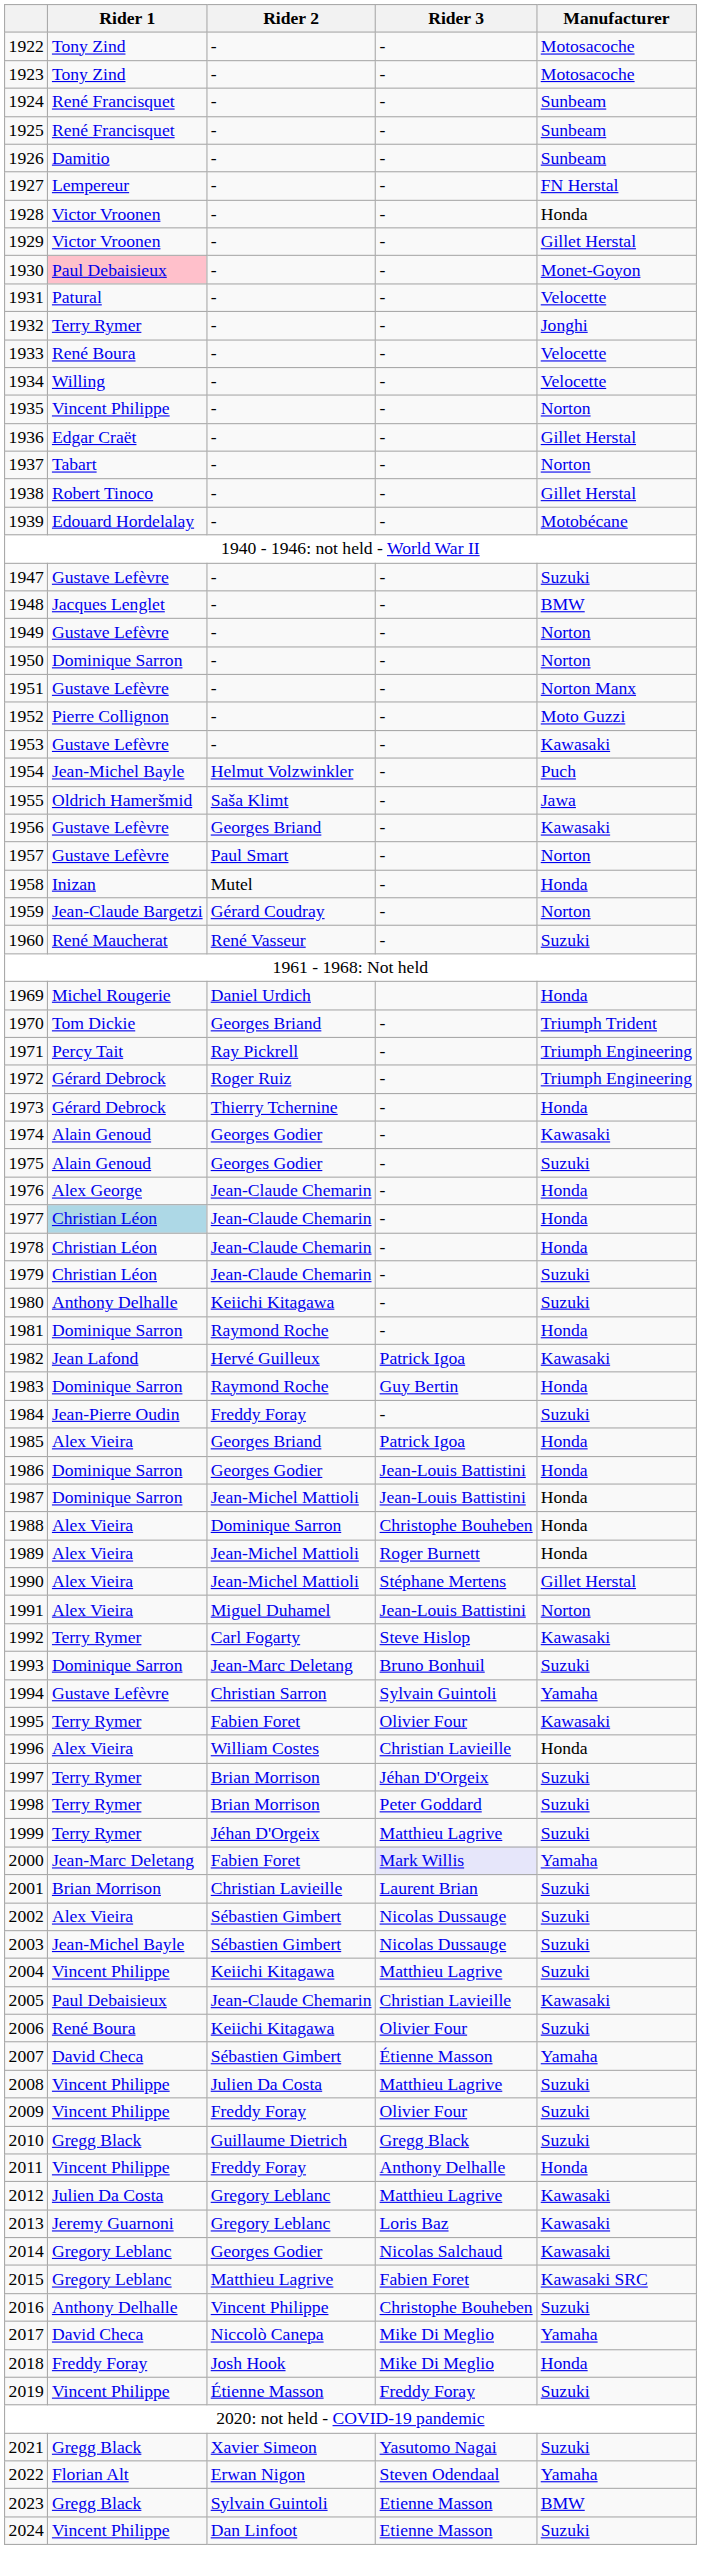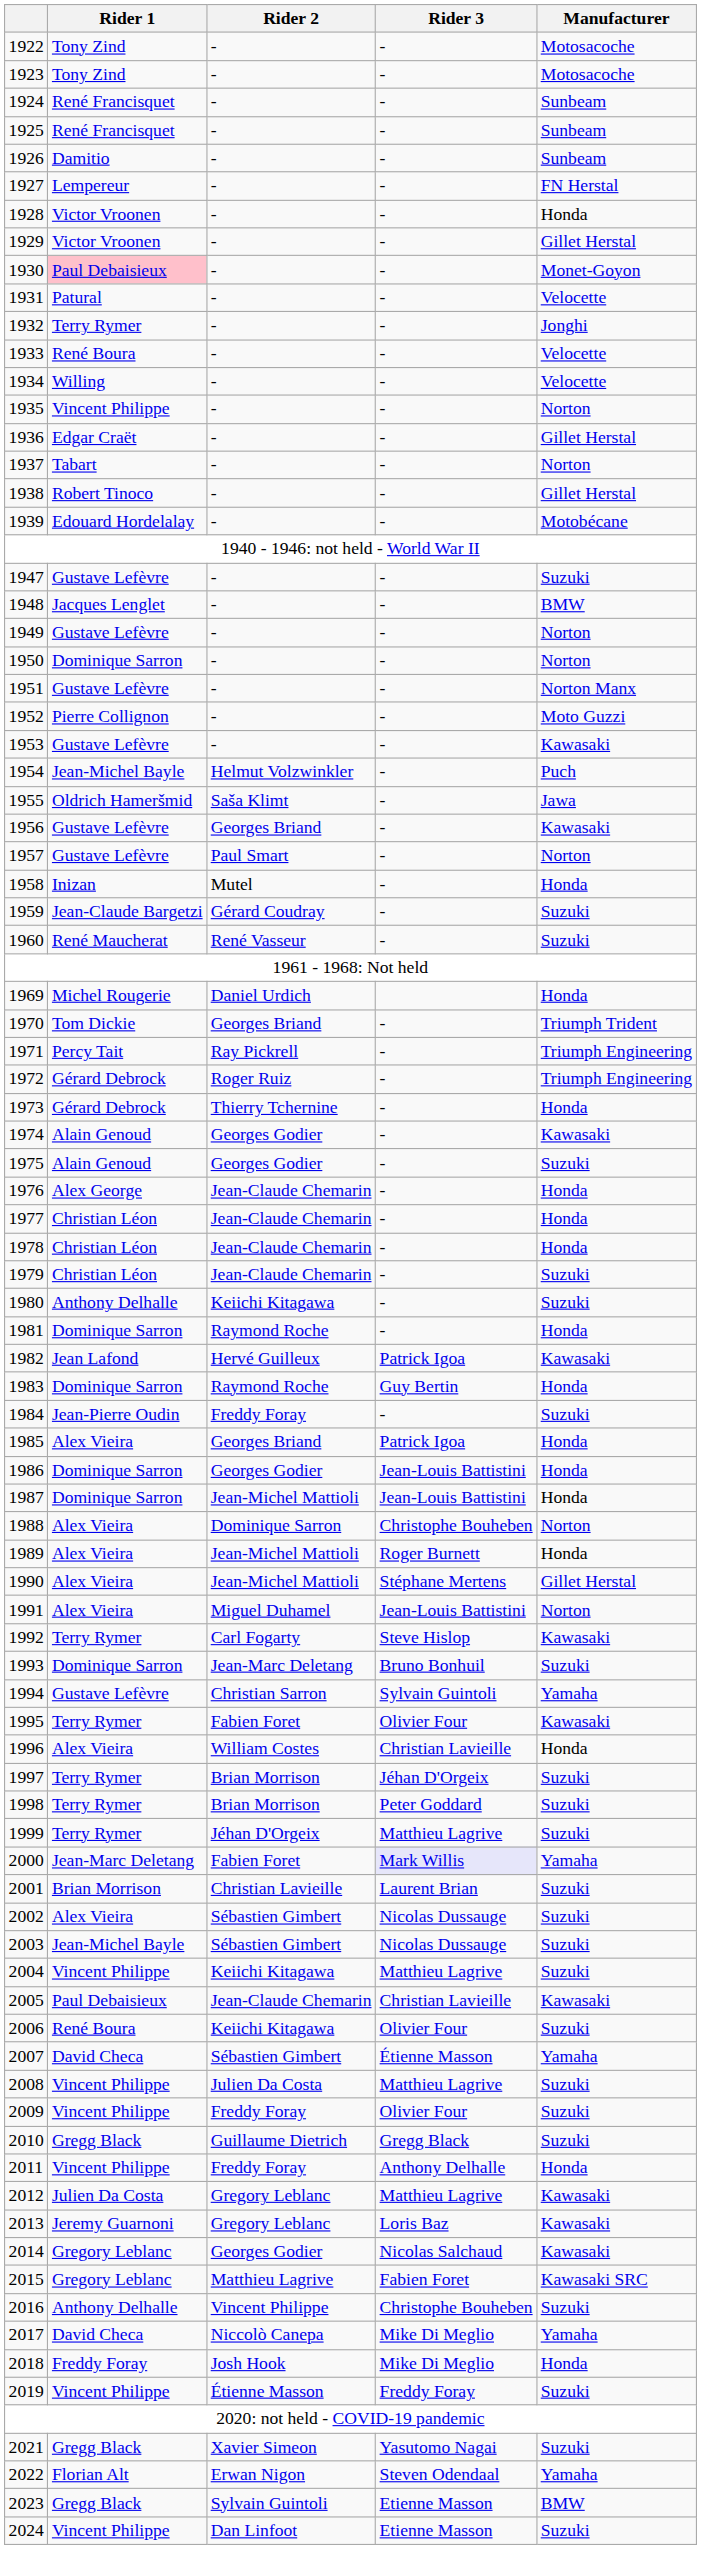(566, 911) Norton -> (565, 911) Suzuki
(104, 1218) lightblue background -> (104, 1218) no background
(564, 1525) Honda -> (566, 1525) Norton
